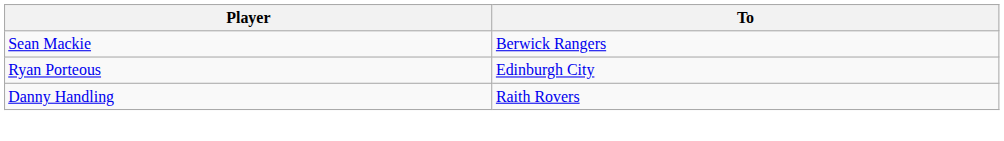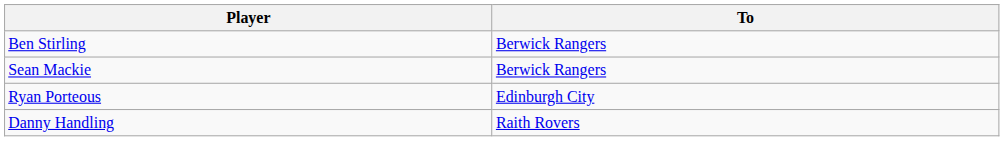+ row: (47, 44)
